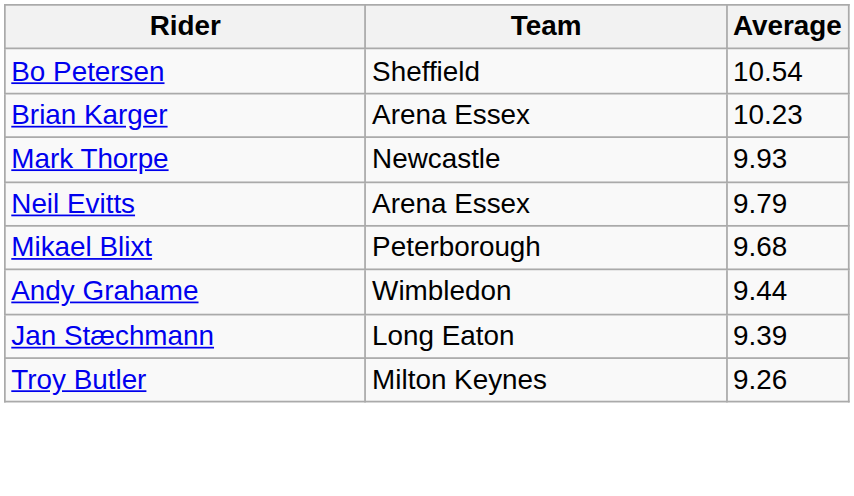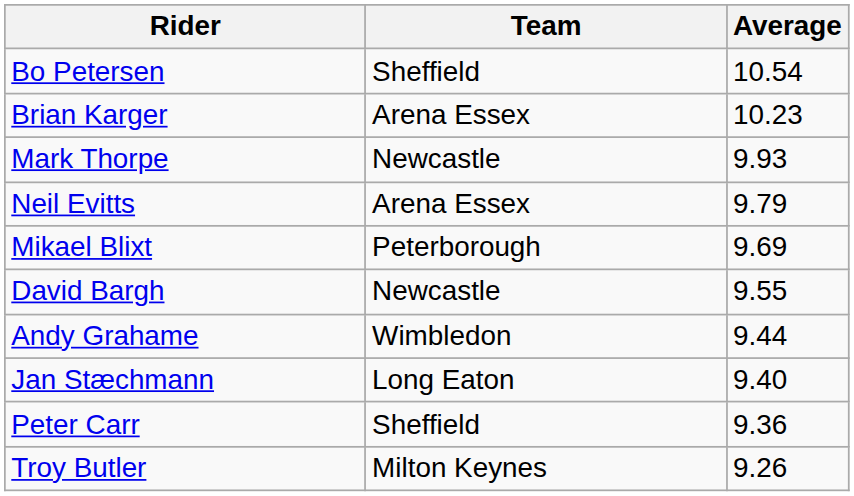(760, 247) 9.68 -> (760, 247) 9.69
+ row: (88, 291)
(760, 335) 9.39 -> (760, 379) 9.40
+ row: (75, 423)
